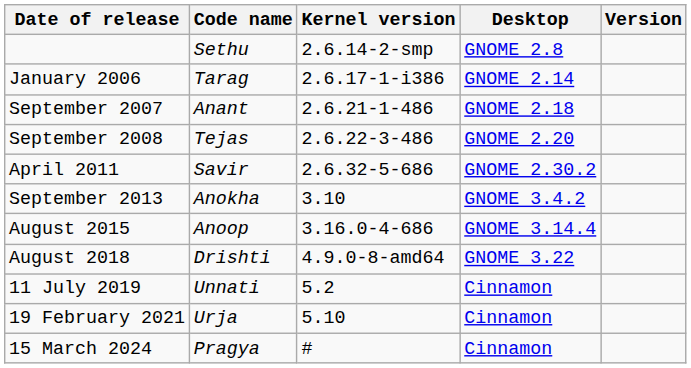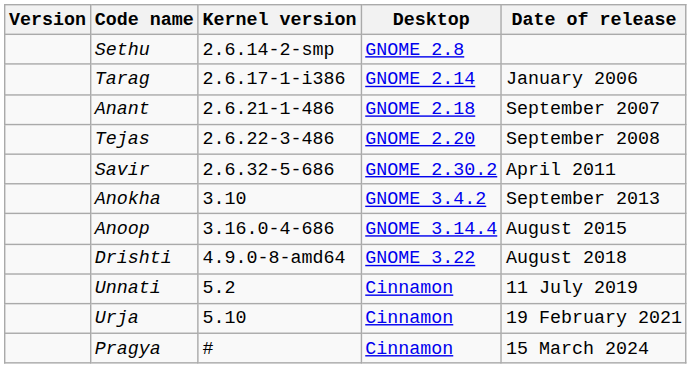columns swapped: (643, 20) <-> (97, 20)
